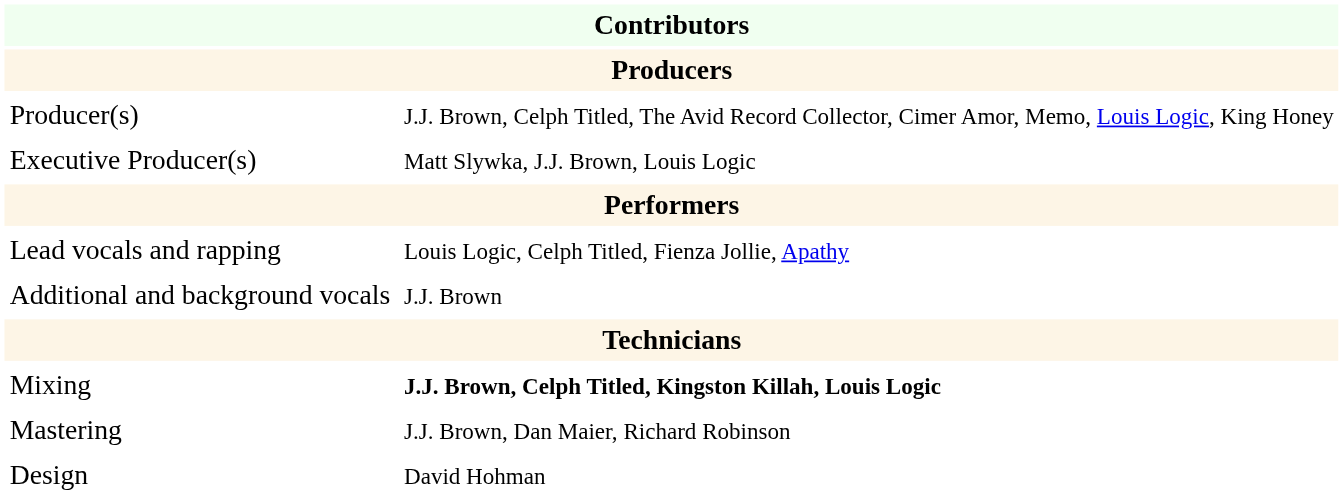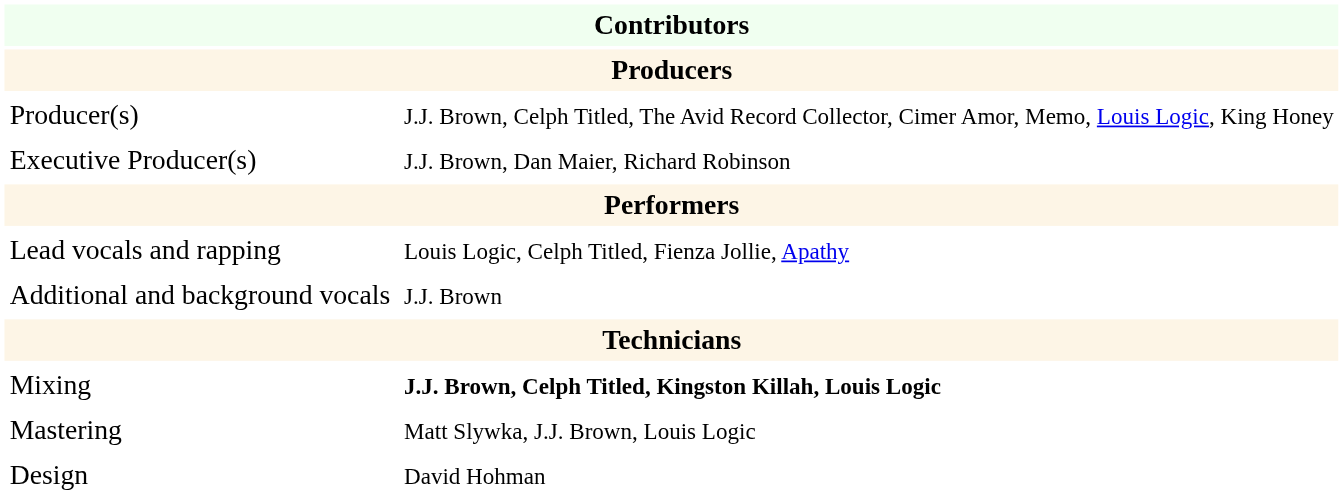(580, 161) Matt Slywka, J.J. Brown, Louis Logic -> (597, 161) J.J. Brown, Dan Maier, Richard Robinson
(597, 431) J.J. Brown, Dan Maier, Richard Robinson -> (580, 431) Matt Slywka, J.J. Brown, Louis Logic
